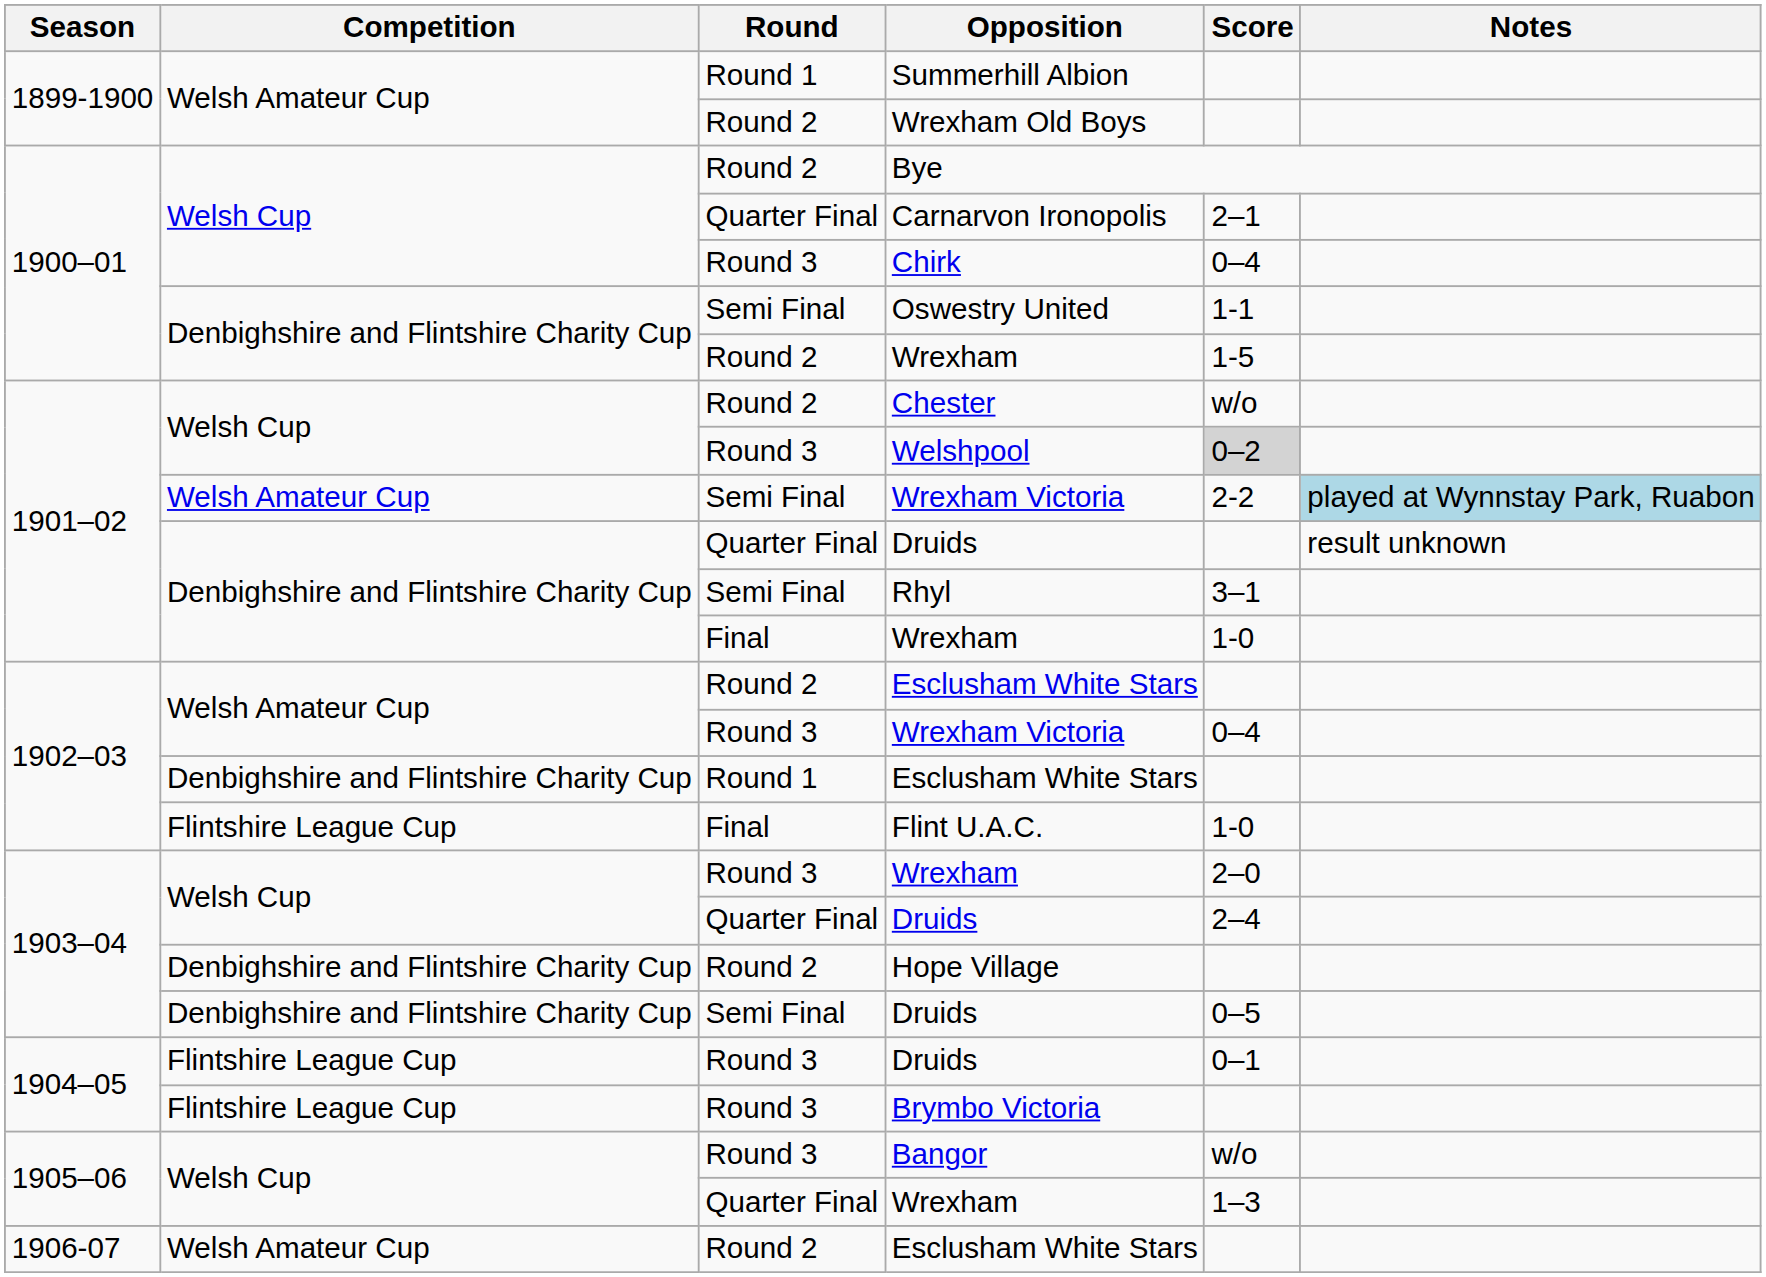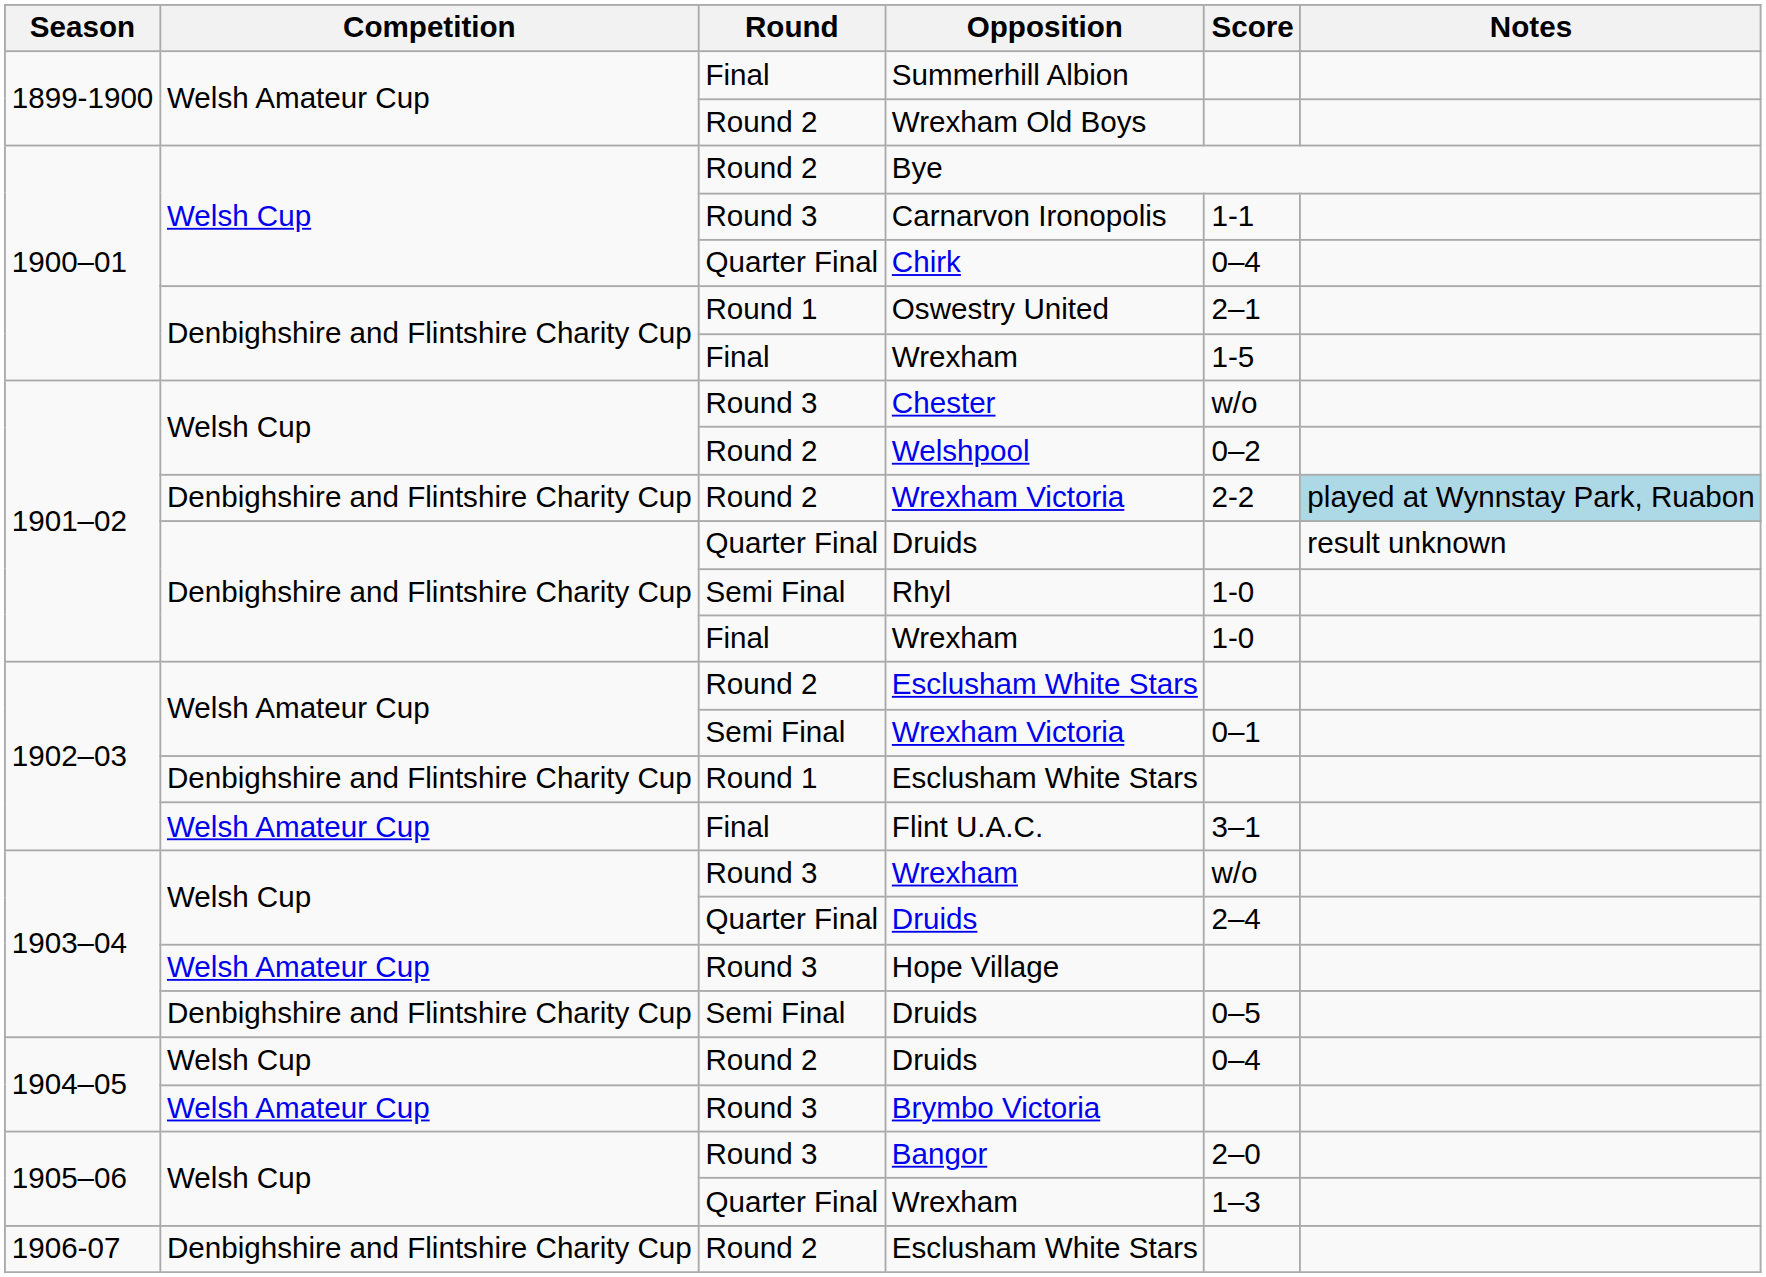(761, 74) Round 1 -> (738, 74) Final
(792, 215) Quarter Final -> (761, 215) Round 3
(1236, 215) 2–1 -> (1233, 215) 1-1
(761, 262) Round 3 -> (792, 262) Quarter Final
(775, 309) Semi Final -> (761, 309) Round 1
(1233, 309) 1-1 -> (1236, 309) 2–1
(761, 356) Round 2 -> (738, 356) Final
(761, 403) Round 2 -> (761, 403) Round 3
(761, 450) Round 3 -> (761, 450) Round 2
(1236, 450) lightgrey background -> (1236, 450) no background
(298, 497) Welsh Amateur Cup -> (429, 497) Denbighshire and Flintshire Charity Cup
(775, 497) Semi Final -> (761, 497) Round 2
(1236, 591) 3–1 -> (1233, 591) 1-0
(761, 732) Round 3 -> (775, 732) Semi Final
(1236, 732) 0–4 -> (1236, 732) 0–1
(312, 826) Flintshire League Cup -> (298, 826) Welsh Amateur Cup
(1233, 826) 1-0 -> (1236, 826) 3–1
(1236, 872) 2–0 -> (1234, 872) w/o
(429, 966) Denbighshire and Flintshire Charity Cup -> (298, 966) Welsh Amateur Cup
(761, 966) Round 2 -> (761, 966) Round 3
(312, 1060) Flintshire League Cup -> (239, 1060) Welsh Cup
(761, 1060) Round 3 -> (761, 1060) Round 2
(1236, 1060) 0–1 -> (1236, 1060) 0–4
(312, 1107) Flintshire League Cup -> (298, 1107) Welsh Amateur Cup
(1234, 1154) w/o -> (1236, 1154) 2–0
(298, 1248) Welsh Amateur Cup -> (429, 1248) Denbighshire and Flintshire Charity Cup
